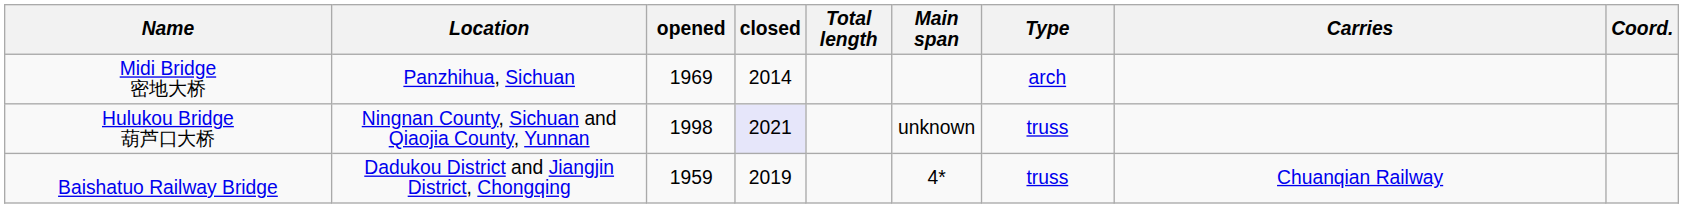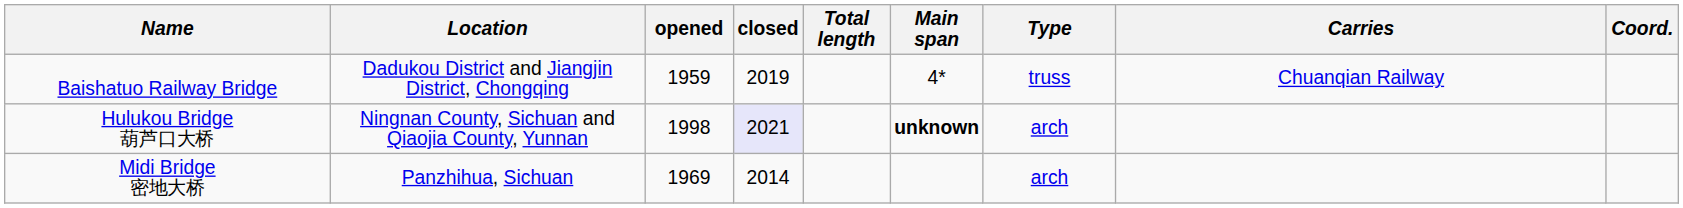rows swapped: (168, 188) <-> (168, 79)
(937, 128) normal -> (937, 128) bold
(1047, 128) truss -> (1050, 128) arch
